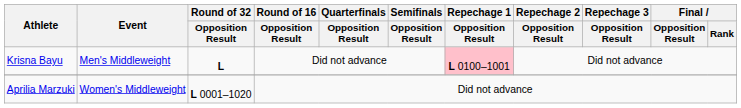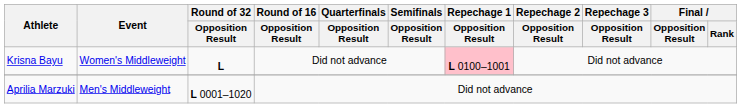(125, 61) Men's Middleweight -> (133, 61) Women's Middleweight
(133, 89) Women's Middleweight -> (125, 89) Men's Middleweight
